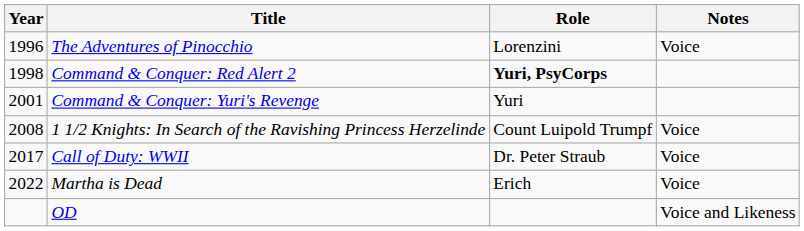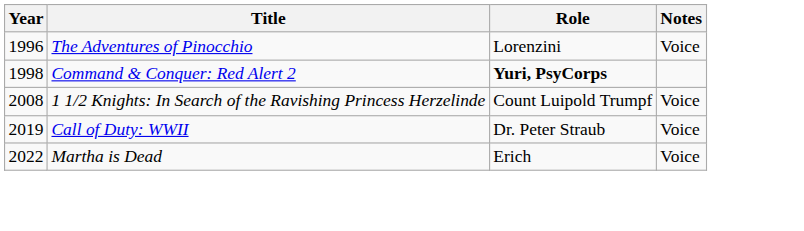- row: (185, 101)
(26, 156) 2017 -> (26, 128) 2019
- row: (64, 211)
